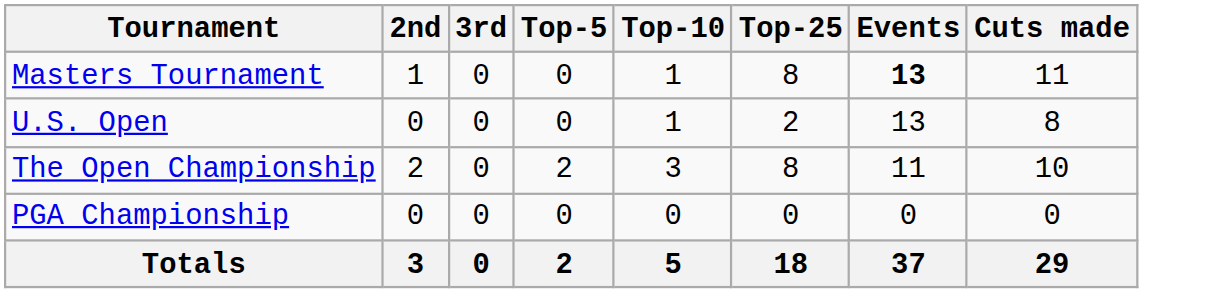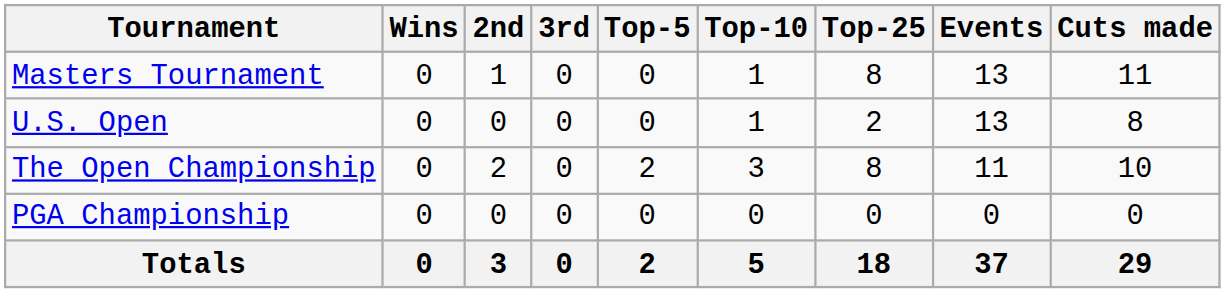+ column: (424, 29)
(908, 76) bold -> (991, 76) normal
